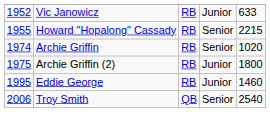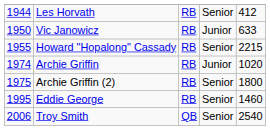+ row: (65, 13)
(19, 13) 1952 -> (19, 30) 1950
(218, 47) Senior -> (217, 64) Junior
(217, 64) Junior -> (218, 82) Senior
(217, 82) Junior -> (218, 99) Senior
